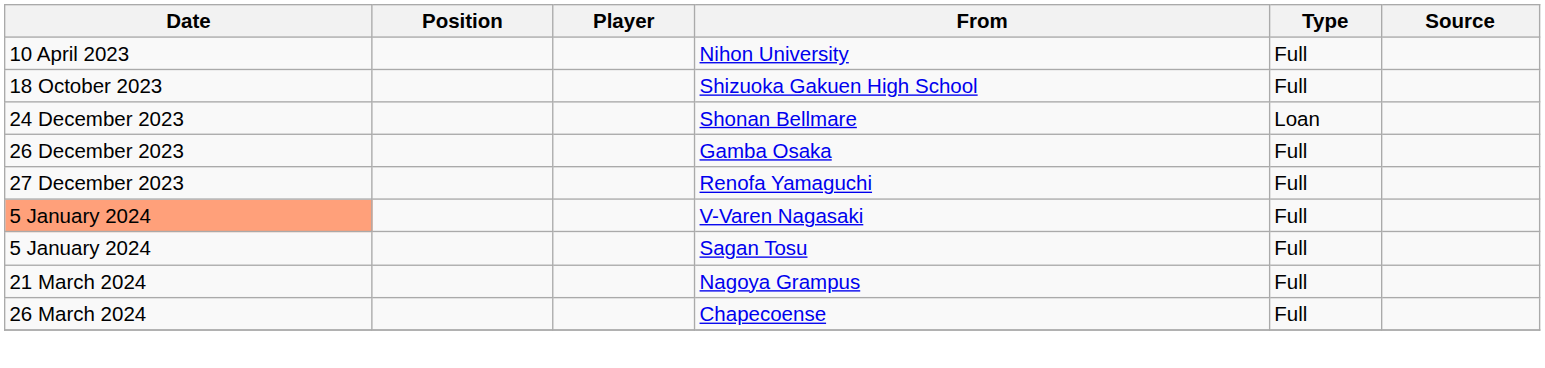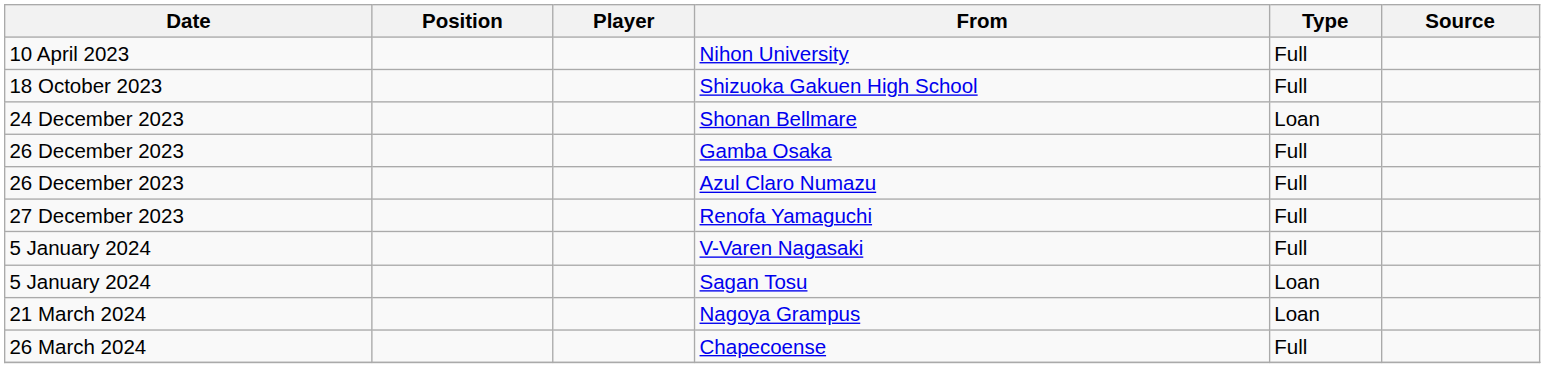+ row: (788, 184)
(80, 216) lightsalmon background -> (80, 248) no background
(1291, 248) Full -> (1297, 281) Loan
(1291, 281) Full -> (1297, 313) Loan
